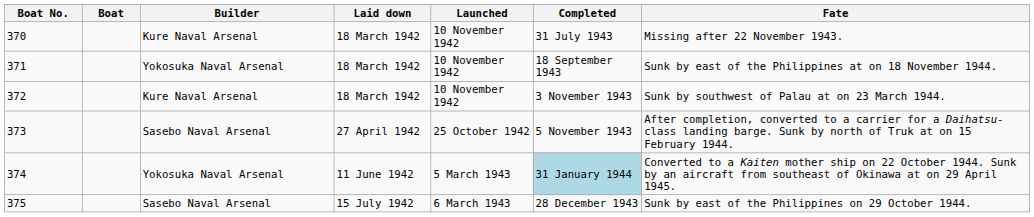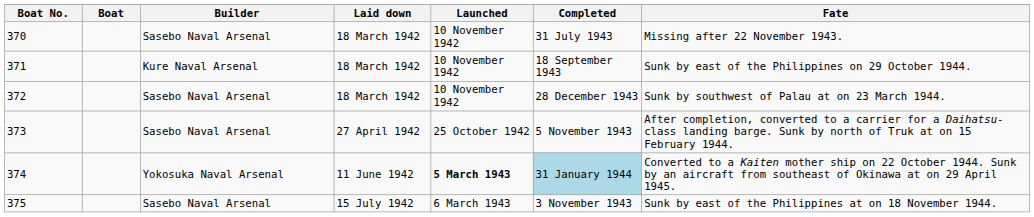(200, 37) Kure Naval Arsenal -> (207, 37) Sasebo Naval Arsenal
(213, 66) Yokosuka Naval Arsenal -> (200, 66) Kure Naval Arsenal
(821, 66) Sunk by east of the Philippines at on 18 November 1944. -> (808, 66) Sunk by east of the Philippines on 29 October 1944.
(200, 96) Kure Naval Arsenal -> (207, 96) Sasebo Naval Arsenal
(584, 96) 3 November 1943 -> (587, 96) 28 December 1943
(472, 174) normal -> (472, 174) bold
(587, 203) 28 December 1943 -> (584, 203) 3 November 1943
(808, 203) Sunk by east of the Philippines on 29 October 1944. -> (821, 203) Sunk by east of the Philippines at on 18 November 1944.
